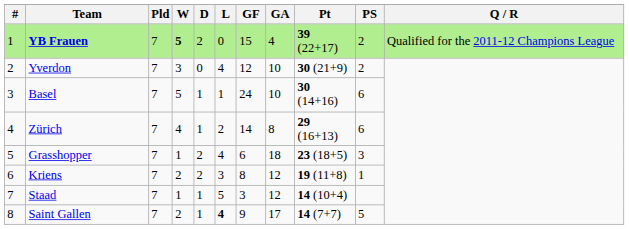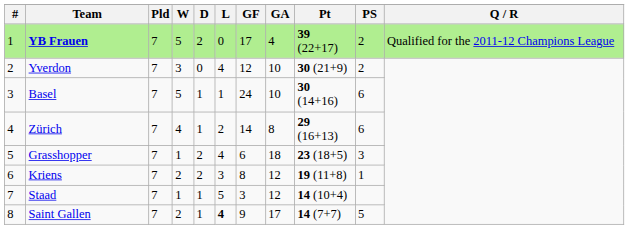(178, 41) bold -> (178, 41) normal
(245, 41) 15 -> (245, 41) 17
